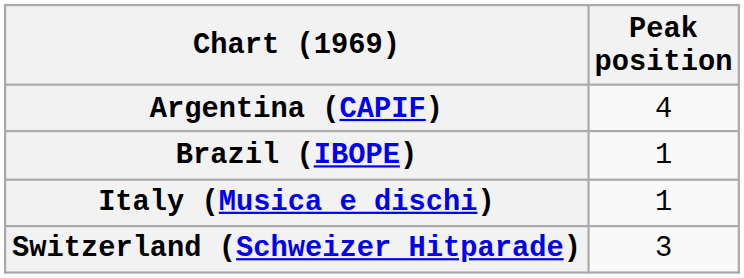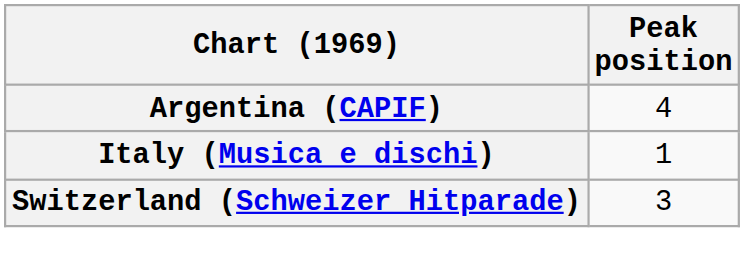- row: (296, 155)
